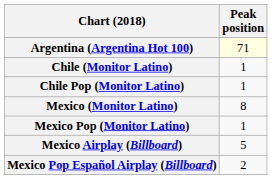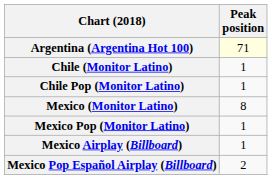(243, 145) 5 -> (243, 145) 1
